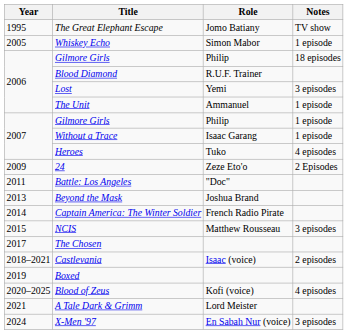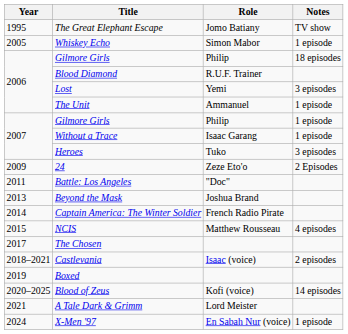(315, 151) 4 episodes -> (315, 151) 3 episodes
(315, 228) 3 episodes -> (315, 228) 4 episodes
(315, 290) 4 episodes -> (318, 290) 14 episodes
(315, 321) 3 episodes -> (314, 321) 1 episode
